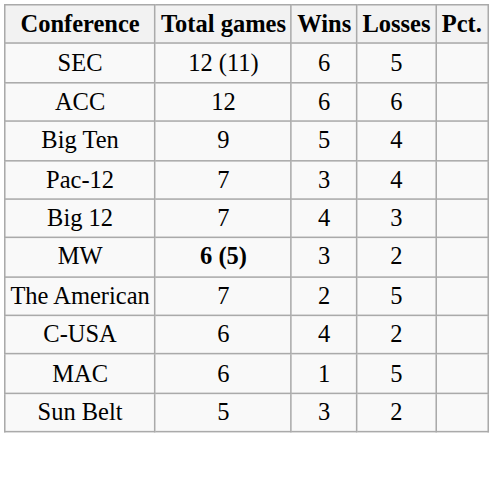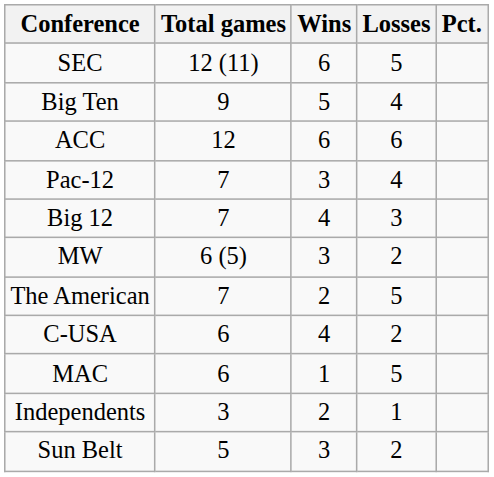rows swapped: (80, 101) <-> (80, 140)
(223, 256) bold -> (223, 256) normal
+ row: (80, 412)
